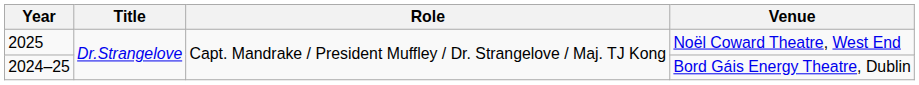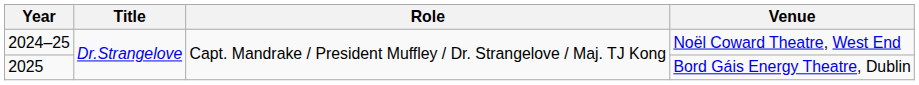(26, 42) 2025 -> (39, 42) 2024–25
(39, 67) 2024–25 -> (26, 67) 2025
